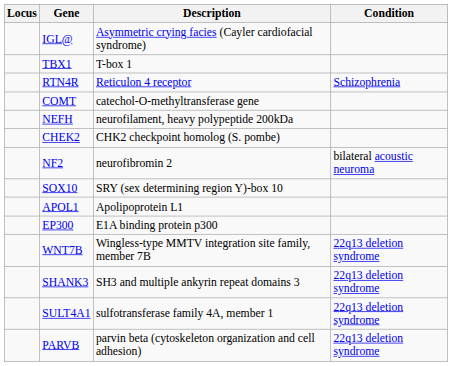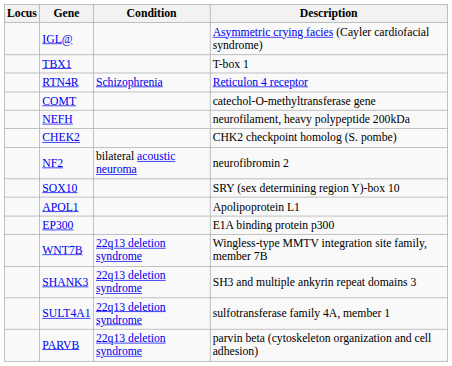columns swapped: (212, 13) <-> (389, 13)
